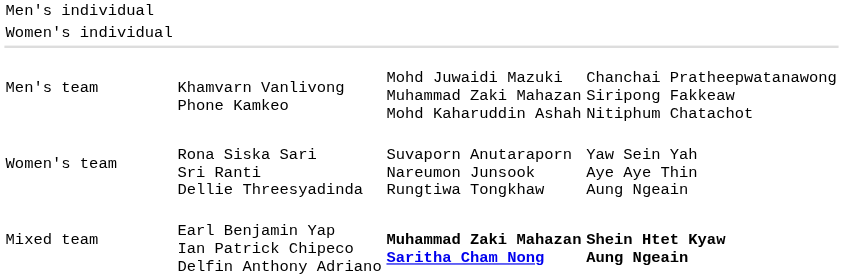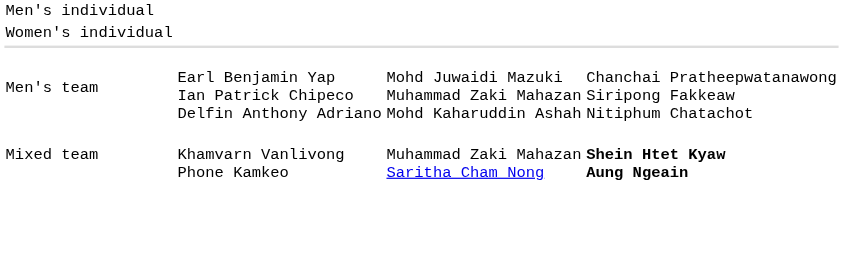(261, 96) Khamvarn Vanlivong Phone Kamkeo -> (280, 96) Earl Benjamin Yap Ian Patrick Chipeco Delfin Anthony Adriano
- row: (61, 163)
(280, 248) Earl Benjamin Yap Ian Patrick Chipeco Delfin Anthony Adriano -> (261, 163) Khamvarn Vanlivong Phone Kamkeo
(484, 248) bold -> (484, 163) normal
